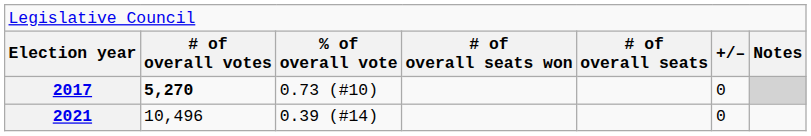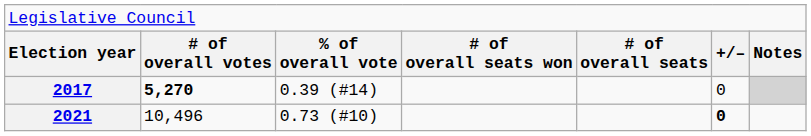(329, 90) 0.73 (#10) -> (329, 90) 0.39 (#14)
(329, 117) 0.39 (#14) -> (329, 117) 0.73 (#10)
(721, 117) normal -> (721, 117) bold
